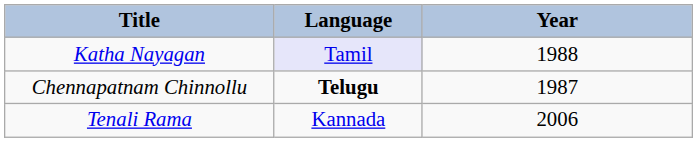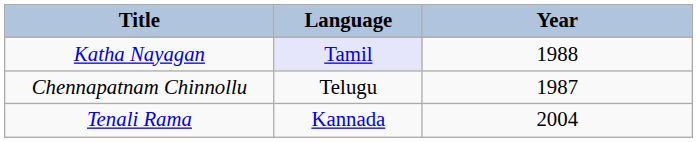(348, 86) bold -> (348, 86) normal
(557, 119) 2006 -> (557, 119) 2004
